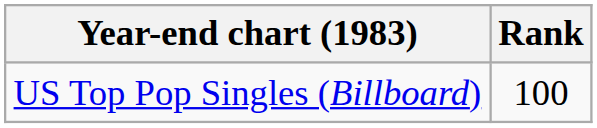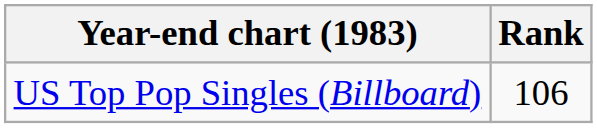(541, 91) 100 -> (541, 91) 106
